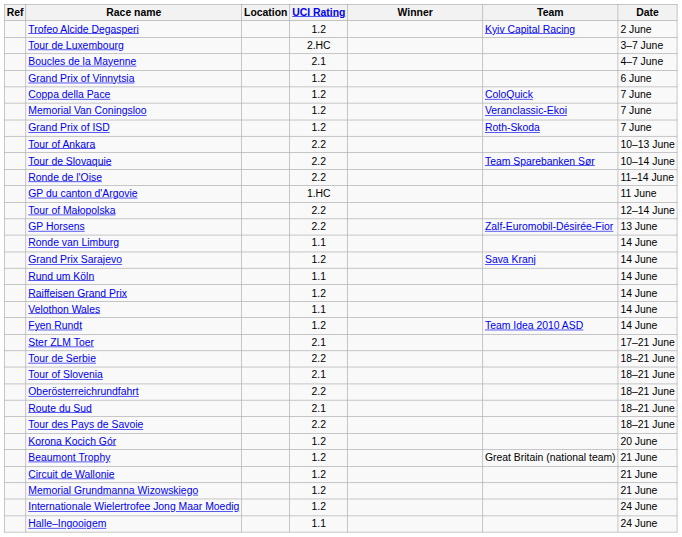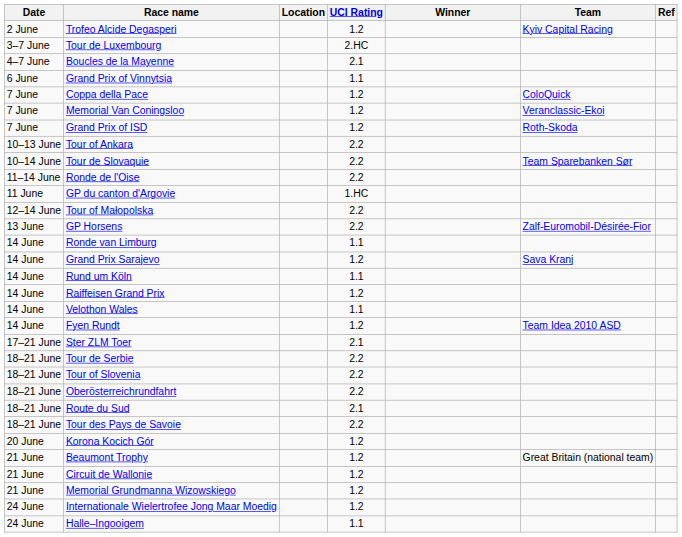columns swapped: (648, 12) <-> (15, 12)
(319, 78) 1.2 -> (356, 78) 1.1
(319, 375) 2.1 -> (356, 375) 2.2
